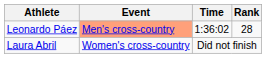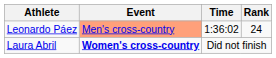(247, 29) 28 -> (256, 29) 24
(136, 46) normal -> (141, 46) bold
